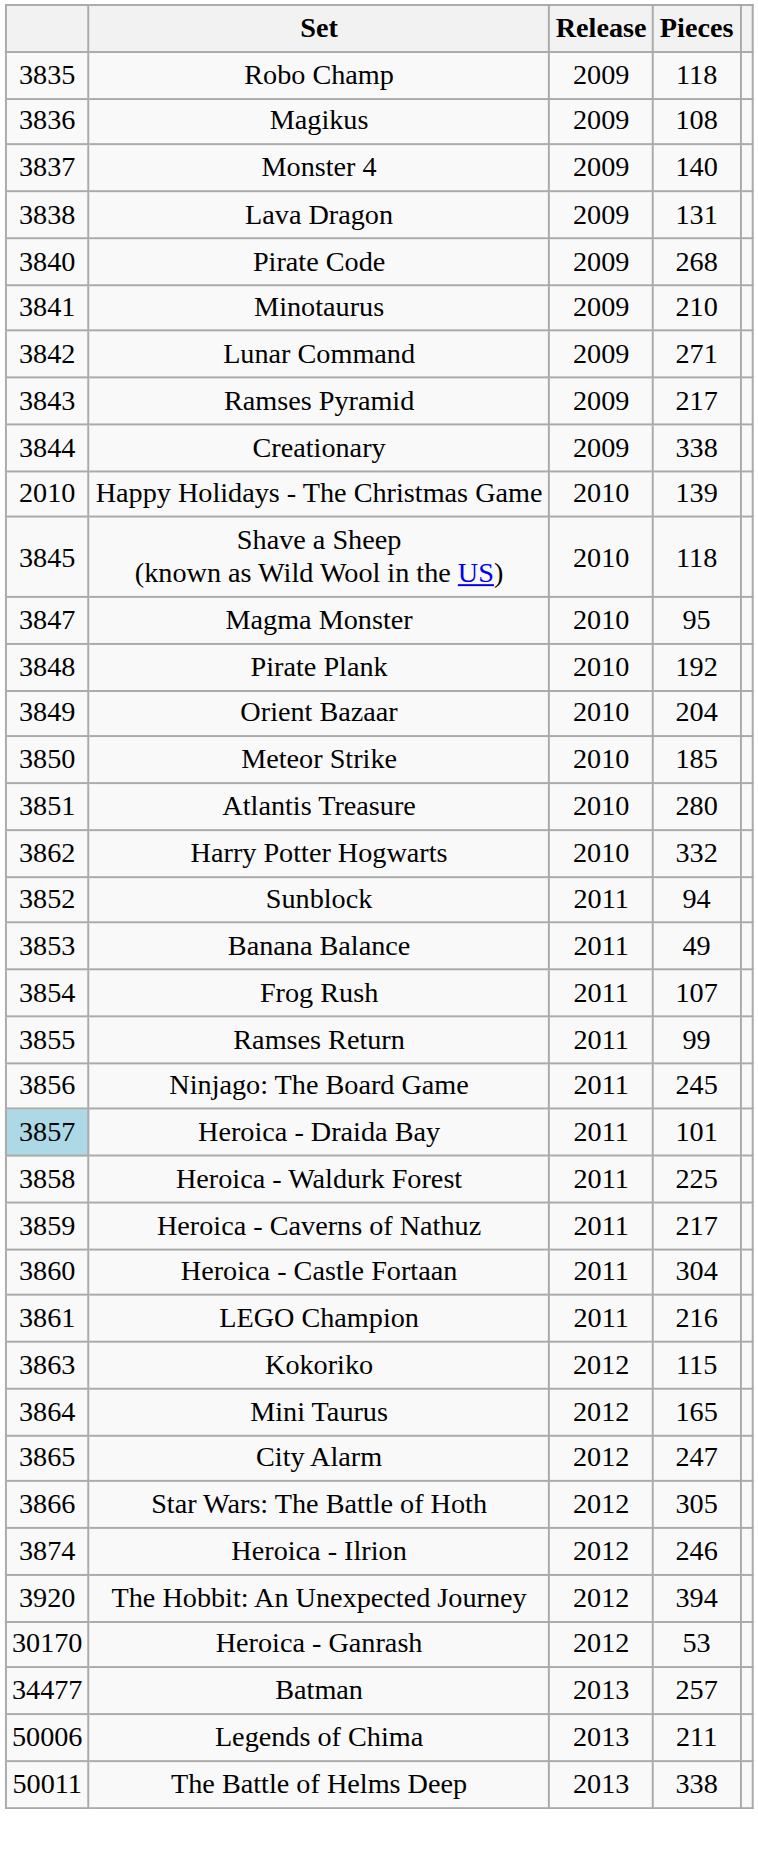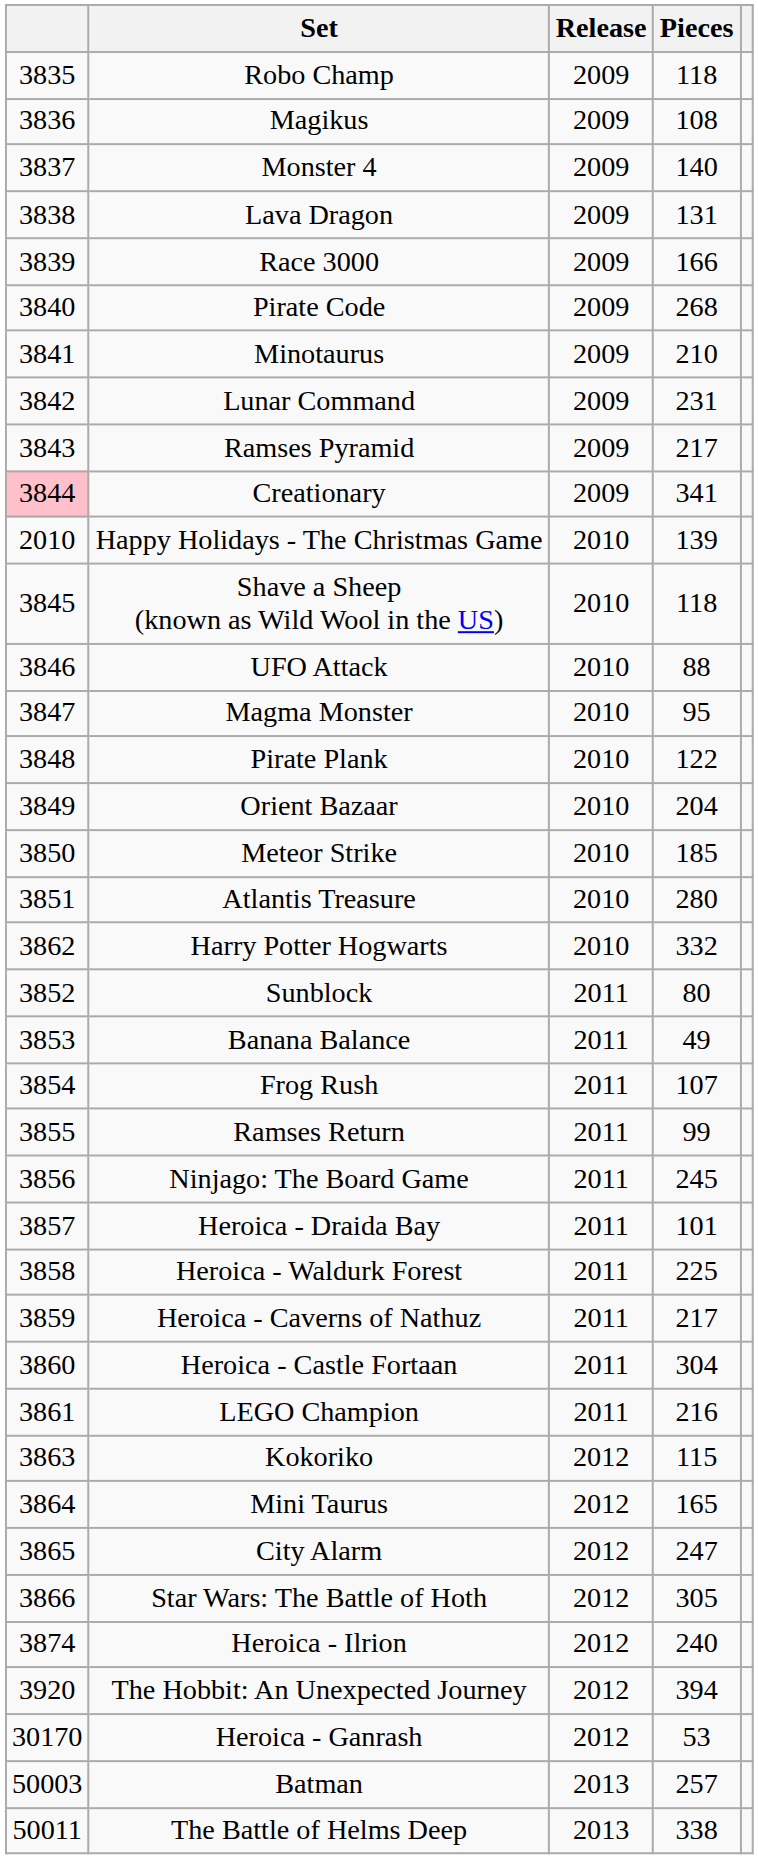+ row: (319, 260)
(697, 354) 271 -> (697, 400) 231
(47, 447) no background -> (47, 493) pink background
(697, 447) 338 -> (697, 493) 341
+ row: (319, 666)
(697, 666) 192 -> (697, 759) 122
(697, 899) 94 -> (697, 992) 80
(47, 1132) lightblue background -> (47, 1225) no background
(697, 1551) 246 -> (697, 1644) 240
(47, 1690) 34477 -> (47, 1783) 50003
- row: (319, 1737)
